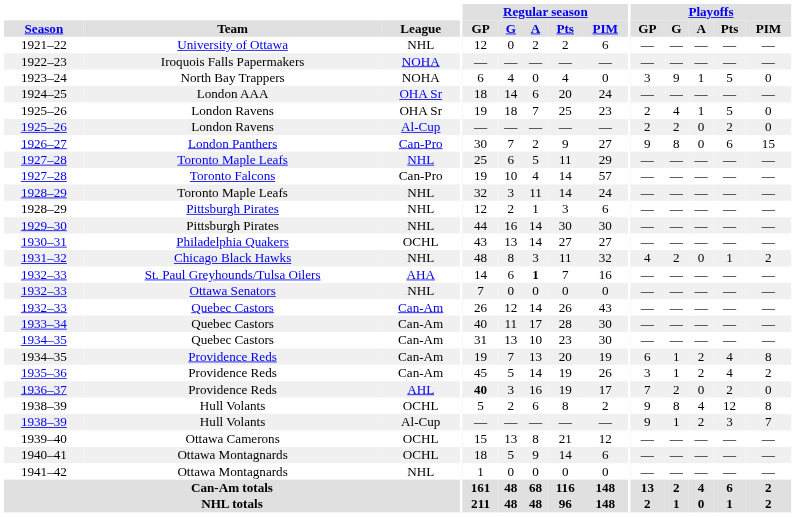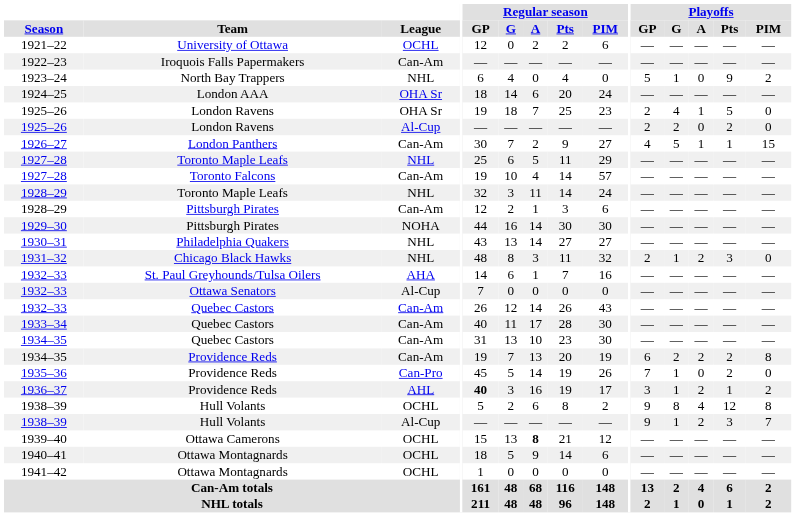(421, 45) NHL -> (421, 45) OCHL
(421, 61) NOHA -> (421, 61) Can-Am
(421, 77) NOHA -> (421, 77) NHL
(647, 77) 3 -> (647, 77) 5
(676, 77) 9 -> (676, 77) 1
(701, 77) 1 -> (701, 77) 0
(730, 77) 5 -> (730, 77) 9
(768, 77) 0 -> (768, 77) 2
(421, 143) Can-Pro -> (421, 143) Can-Am
(647, 143) 9 -> (647, 143) 4
(676, 143) 8 -> (676, 143) 5
(701, 143) 0 -> (701, 143) 1
(730, 143) 6 -> (730, 143) 1
(421, 176) Can-Pro -> (421, 176) Can-Am
(421, 209) NHL -> (421, 209) Can-Am
(421, 225) NHL -> (421, 225) NOHA
(421, 241) OCHL -> (421, 241) NHL
(647, 258) 4 -> (647, 258) 2
(676, 258) 2 -> (676, 258) 1
(701, 258) 0 -> (701, 258) 2
(730, 258) 1 -> (730, 258) 3
(768, 258) 2 -> (768, 258) 0
(536, 274) bold -> (536, 274) normal
(421, 291) NHL -> (421, 291) Al-Cup
(676, 356) 1 -> (676, 356) 2
(730, 356) 4 -> (730, 356) 2
(421, 373) Can-Am -> (421, 373) Can-Pro
(647, 373) 3 -> (647, 373) 7
(701, 373) 2 -> (701, 373) 0
(730, 373) 4 -> (730, 373) 2
(768, 373) 2 -> (768, 373) 0
(647, 389) 7 -> (647, 389) 3
(676, 389) 2 -> (676, 389) 1
(701, 389) 0 -> (701, 389) 2
(730, 389) 2 -> (730, 389) 1
(768, 389) 0 -> (768, 389) 2
(536, 438) normal -> (536, 438) bold
(421, 471) NHL -> (421, 471) OCHL
